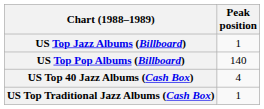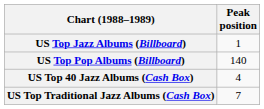(238, 95) 1 -> (238, 95) 7
